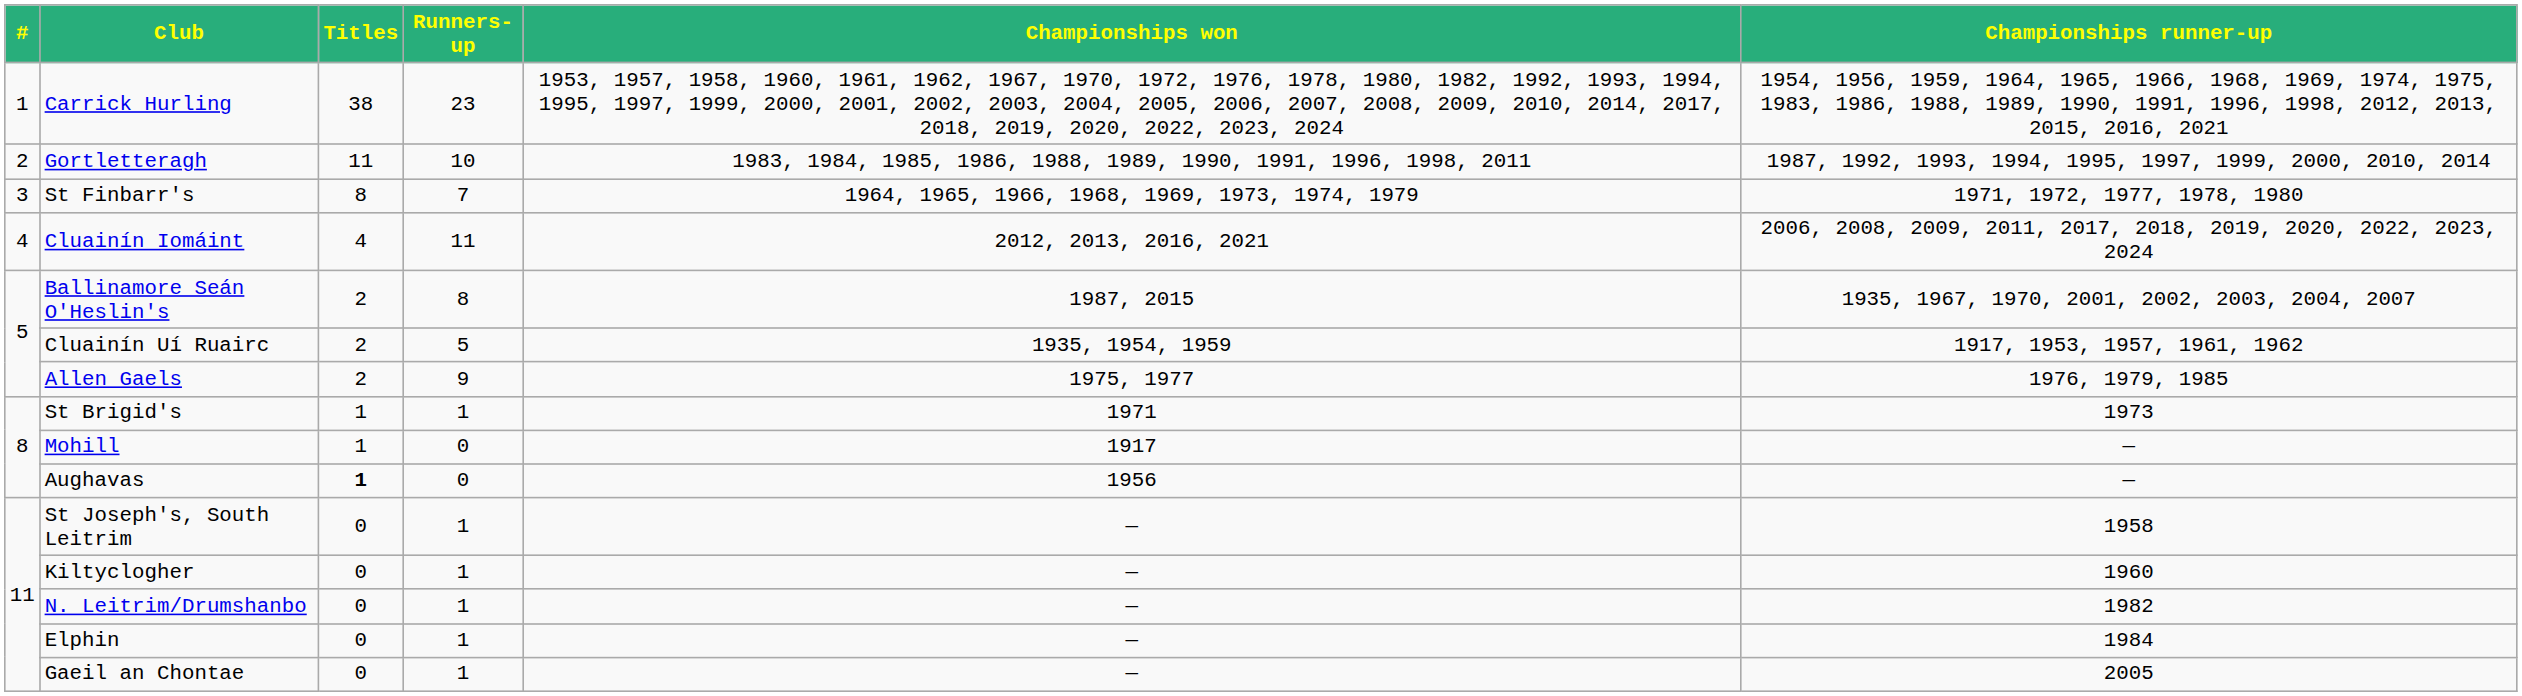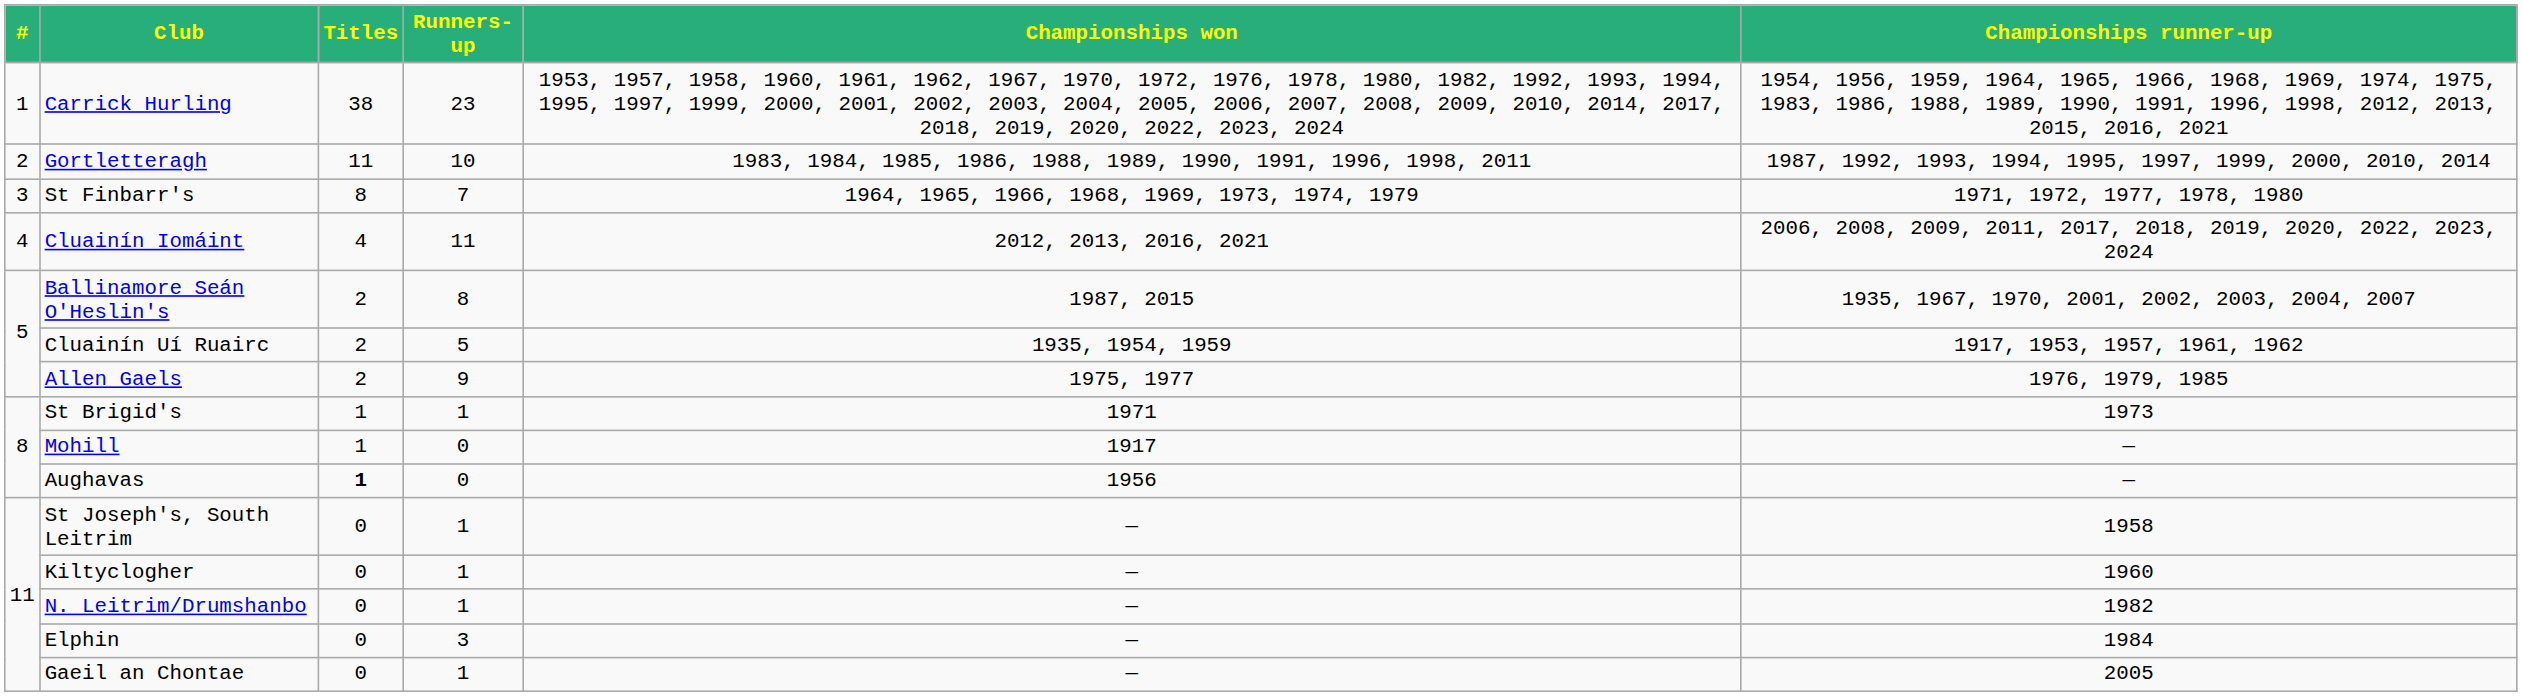(463, 640) 1 -> (463, 640) 3
